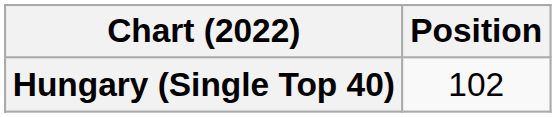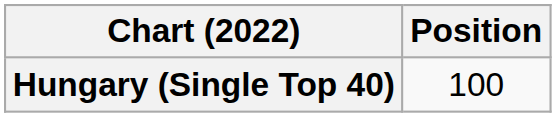(476, 84) 102 -> (476, 84) 100
